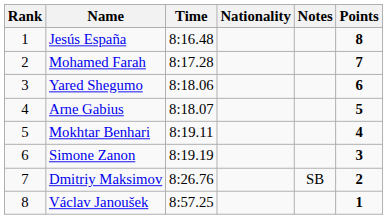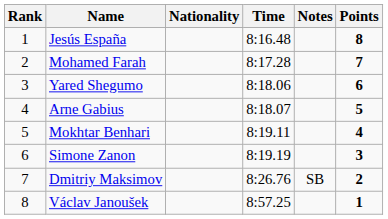columns swapped: (256, 16) <-> (191, 16)
